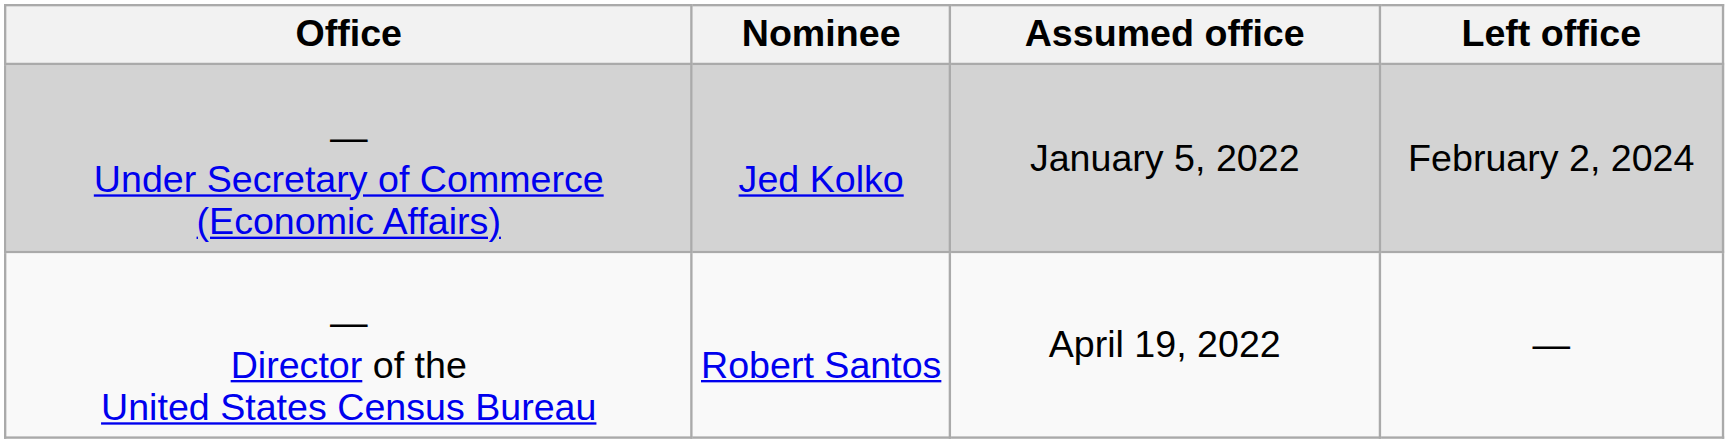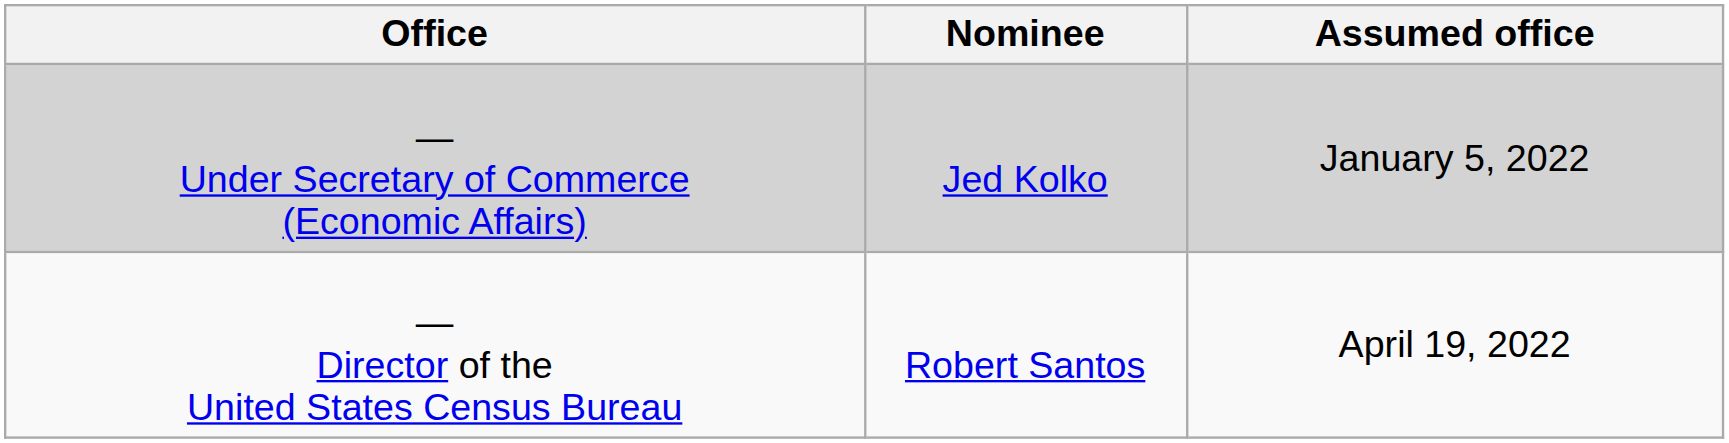- column: (1551, 34)
